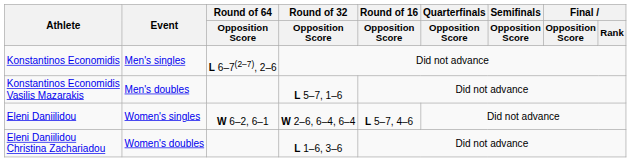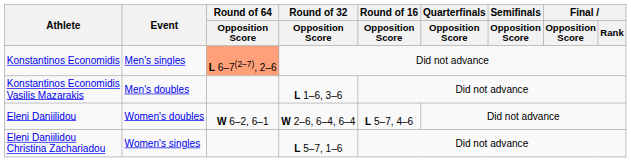(243, 67) no background -> (243, 67) lightsalmon background
(318, 95) L 5–7, 1–6 -> (318, 95) L 1–6, 3–6
(162, 117) Women's singles -> (164, 117) Women's doubles
(164, 144) Women's doubles -> (162, 144) Women's singles
(318, 149) L 1–6, 3–6 -> (318, 149) L 5–7, 1–6
